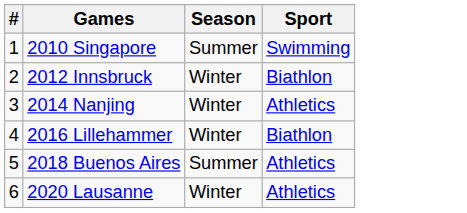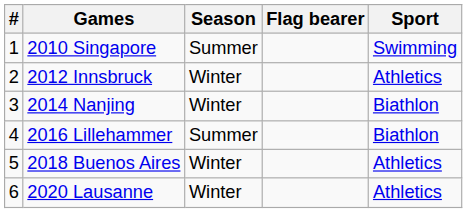+ column: (315, 18)
(299, 76) Biathlon -> (407, 76) Athletics
(301, 105) Athletics -> (406, 105) Biathlon
(215, 134) Winter -> (223, 134) Summer
(223, 163) Summer -> (215, 163) Winter
